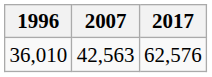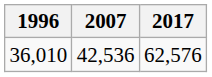(106, 54) 42,563 -> (106, 54) 42,536
